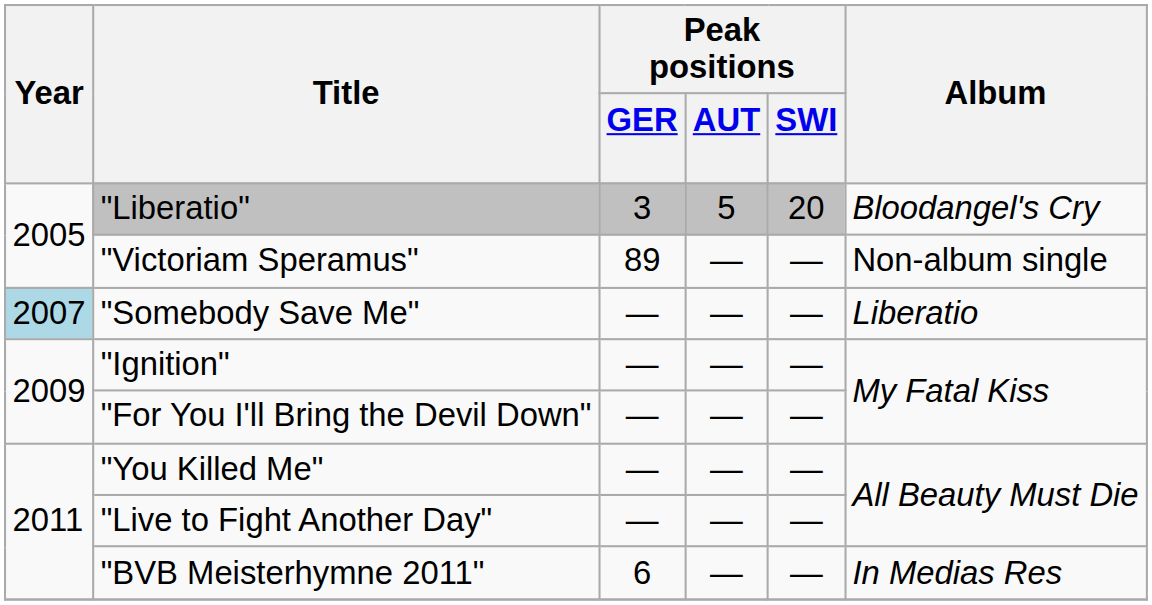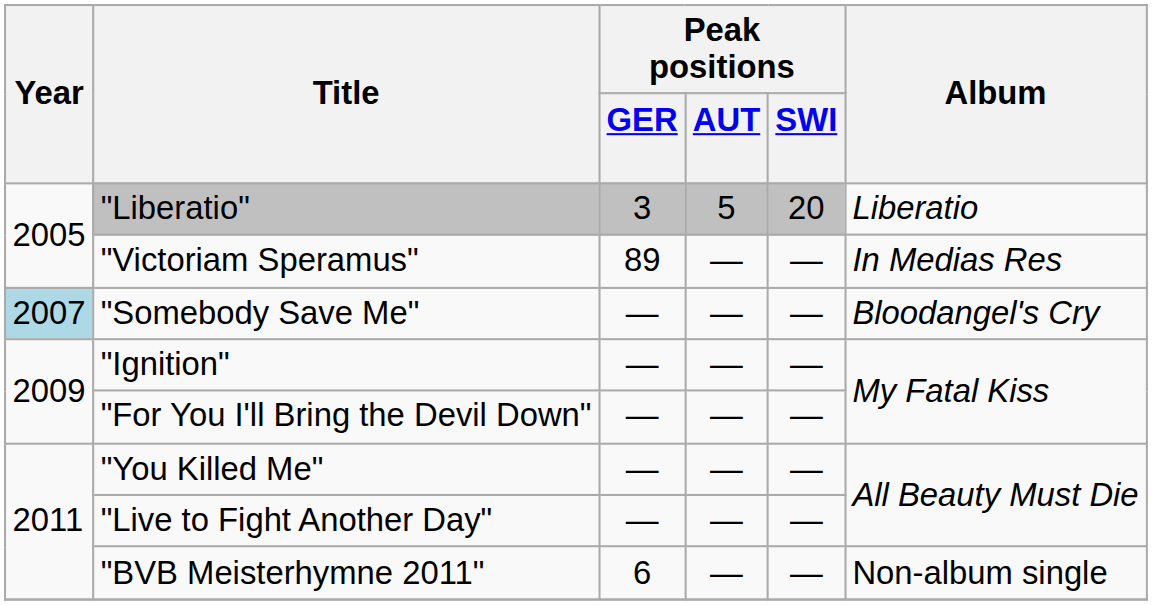(976, 208) Bloodangel's Cry -> (915, 208) Liberatio
(980, 260) Non-album single -> (957, 260) In Medias Res
(915, 312) Liberatio -> (976, 312) Bloodangel's Cry
(957, 572) In Medias Res -> (980, 572) Non-album single
